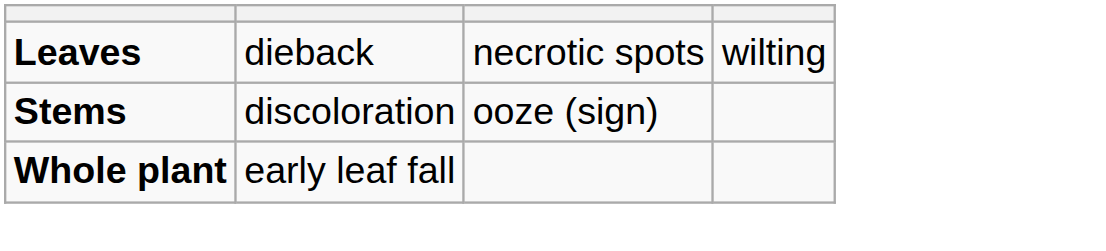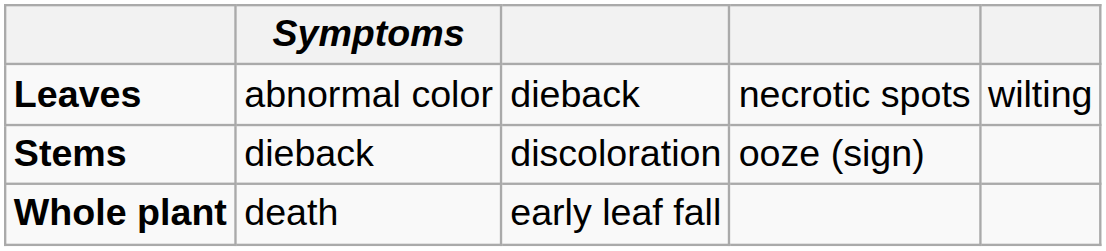+ column: (369, 34)
